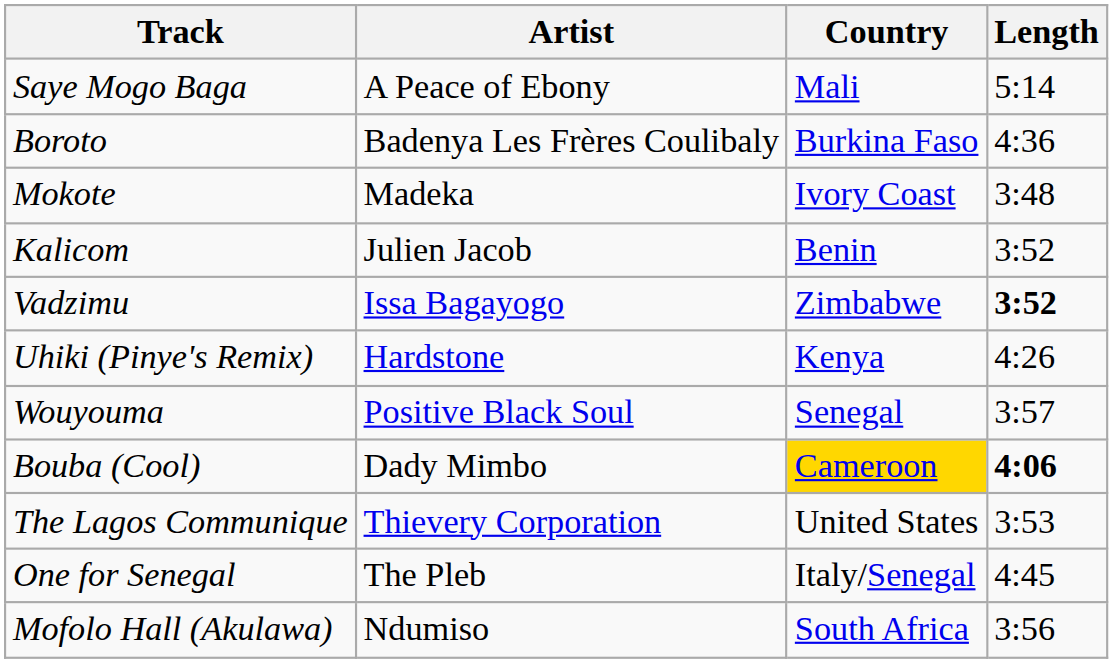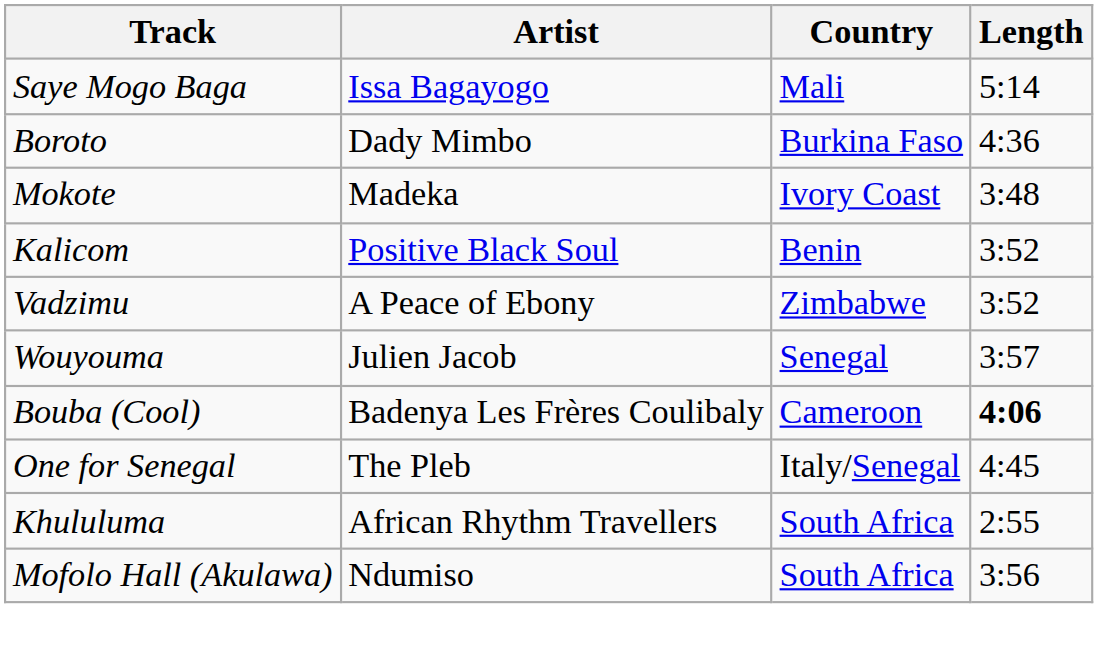(487, 85) A Peace of Ebony -> (449, 85) Issa Bagayogo
(571, 140) Badenya Les Frères Coulibaly -> (440, 140) Dady Mimbo
(448, 248) Julien Jacob -> (483, 248) Positive Black Soul
(464, 303) Issa Bagayogo -> (471, 303) A Peace of Ebony
(1026, 303) bold -> (1009, 303) normal
- row: (163, 357)
(499, 411) Positive Black Soul -> (432, 357) Julien Jacob
(455, 466) Dady Mimbo -> (556, 411) Badenya Les Frères Coulibaly
(866, 466) gold background -> (851, 411) no background
- row: (180, 520)
+ row: (89, 520)
